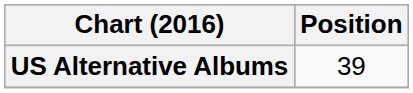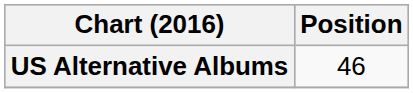(351, 66) 39 -> (351, 66) 46
